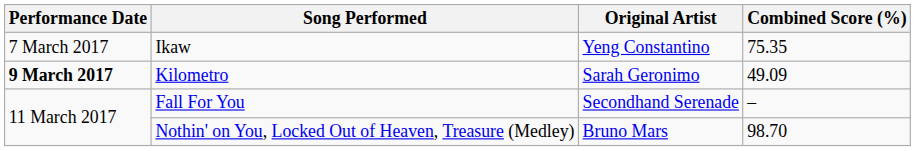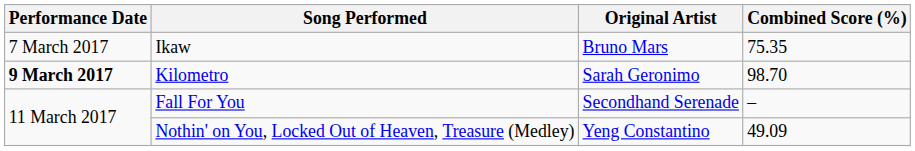(646, 46) Yeng Constantino -> (625, 46) Bruno Mars
(767, 74) 49.09 -> (767, 74) 98.70
(625, 131) Bruno Mars -> (646, 131) Yeng Constantino
(767, 131) 98.70 -> (767, 131) 49.09
